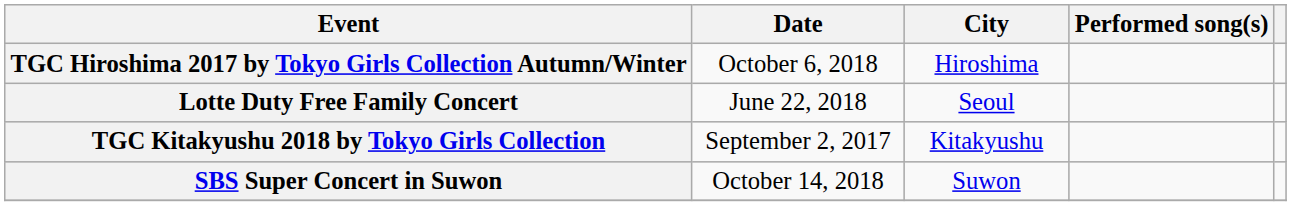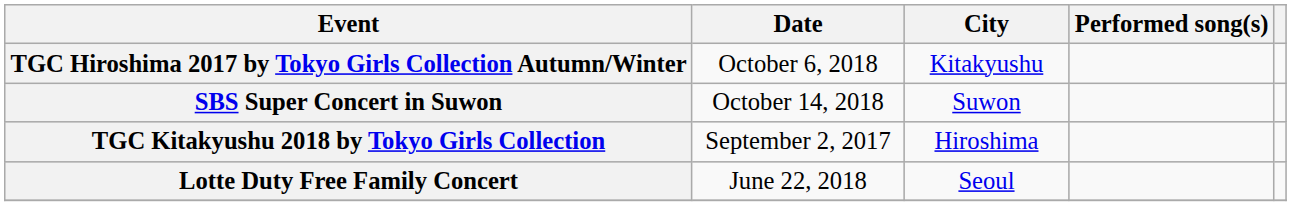(986, 63) Hiroshima -> (986, 63) Kitakyushu
rows swapped: (349, 102) <-> (349, 180)
(986, 141) Kitakyushu -> (986, 141) Hiroshima
